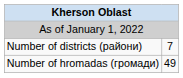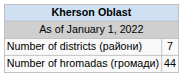(170, 64) 49 -> (170, 64) 44
